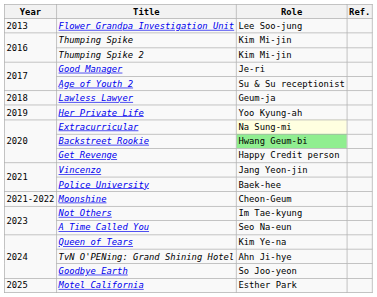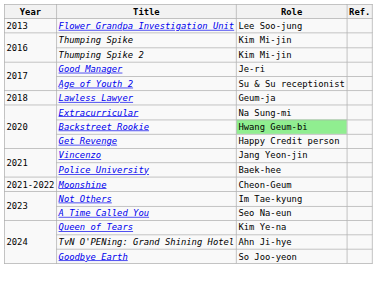- row: (101, 112)
(265, 127) lightyellow background -> (265, 112) no background
- row: (101, 285)
